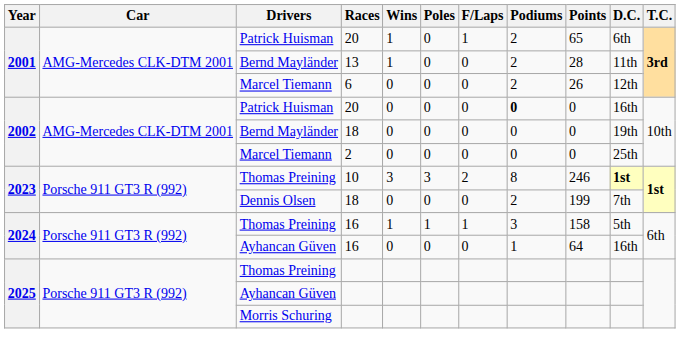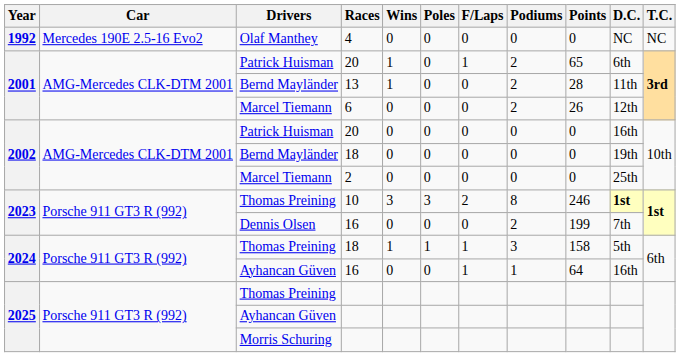+ row: (22, 38)
(514, 108) bold -> (514, 131) normal
(352, 200) 18 -> (352, 223) 16
(352, 223) 16 -> (352, 246) 18
(465, 246) 0 -> (465, 269) 1
